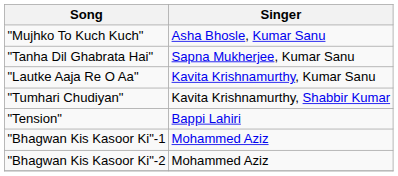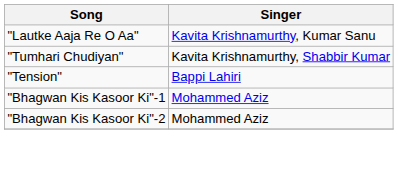- row: (75, 35)
- row: (80, 56)
